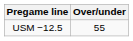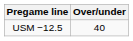(99, 28) 55 -> (99, 28) 40
